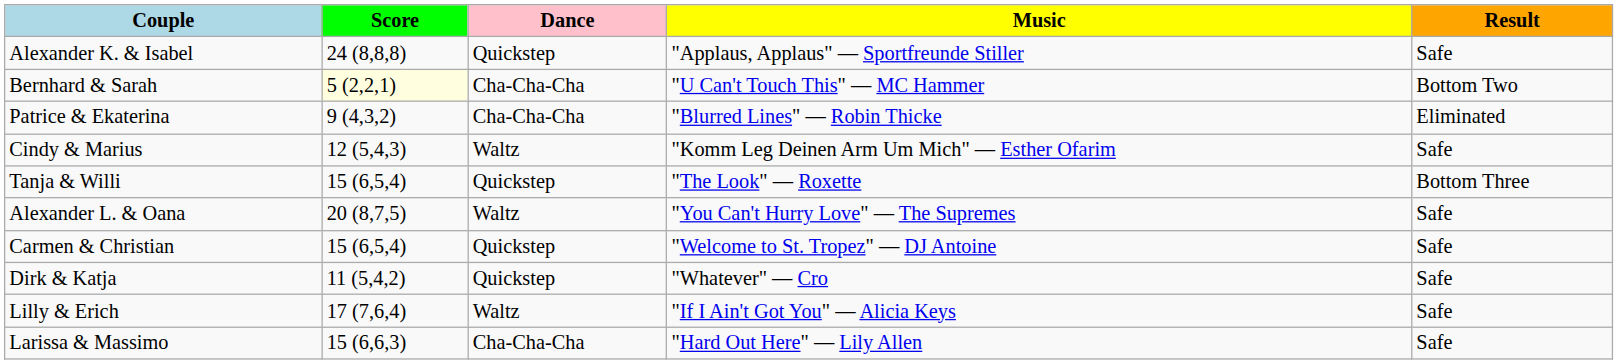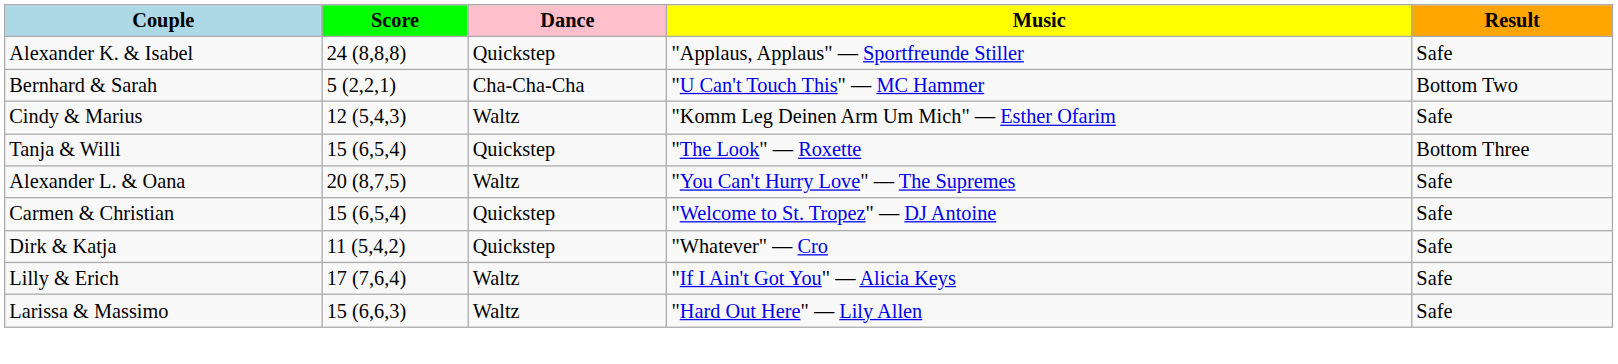(361, 85) lightyellow background -> (361, 85) no background
- row: (89, 117)
(529, 342) Cha-Cha-Cha -> (496, 310) Waltz
